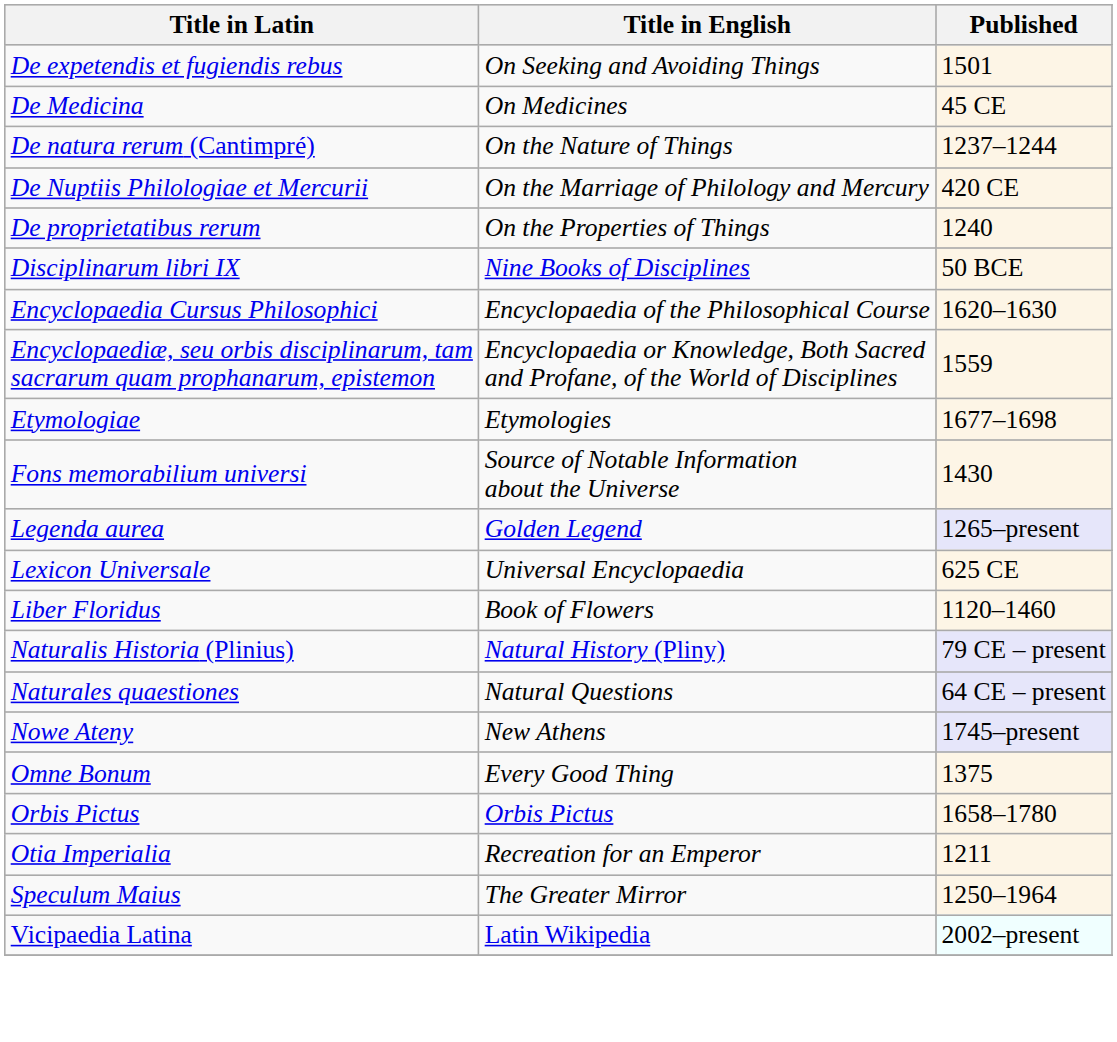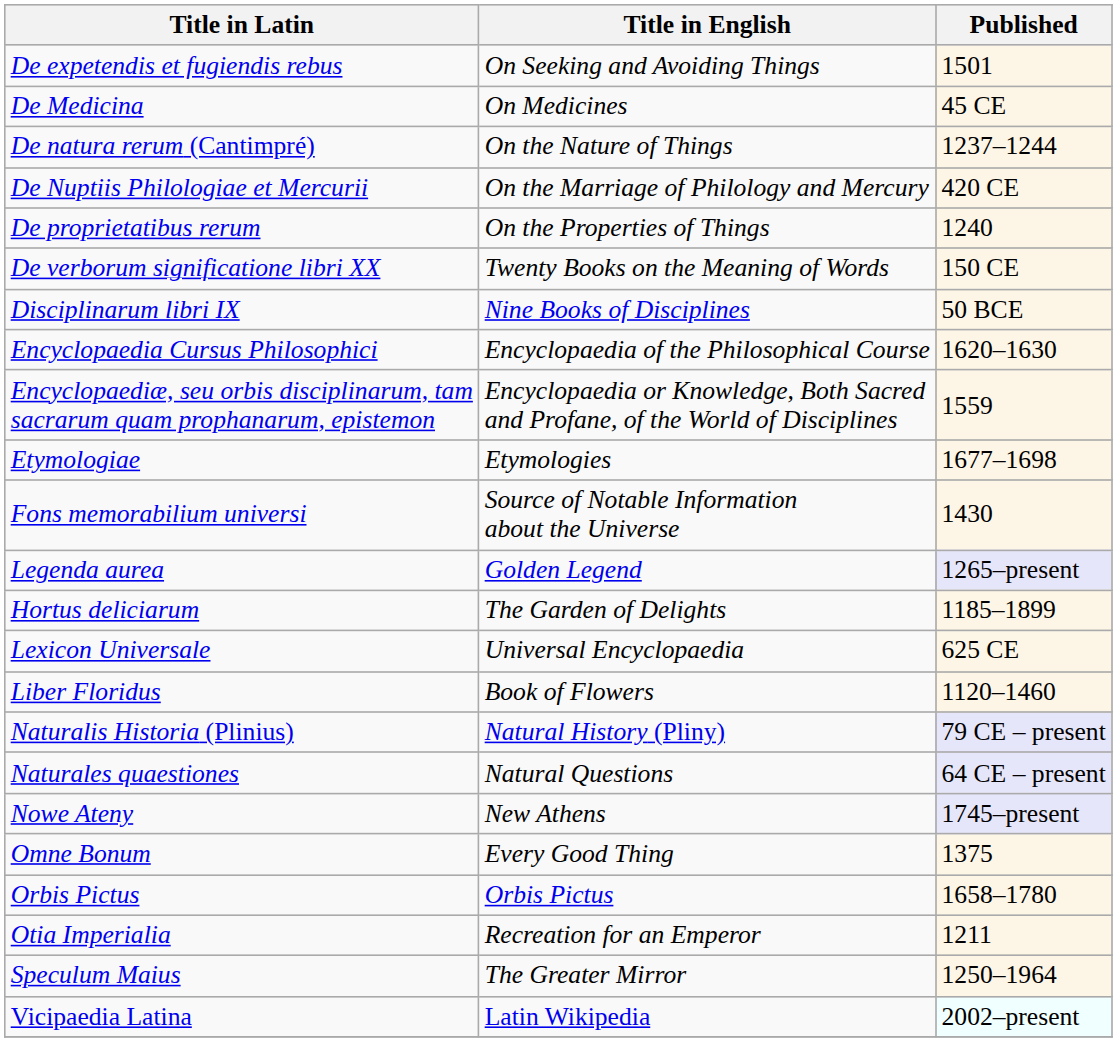+ row: (196, 268)
+ row: (105, 610)
